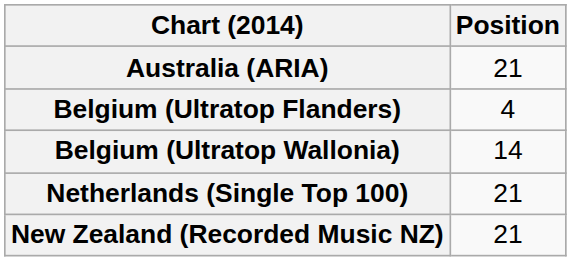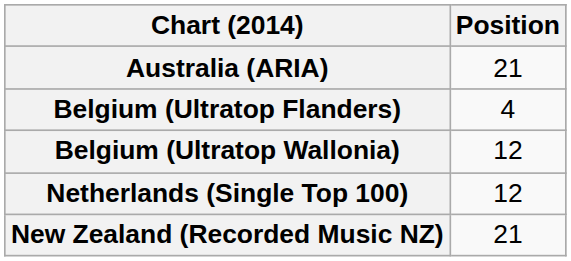(508, 151) 14 -> (508, 151) 12
(508, 192) 21 -> (508, 192) 12
